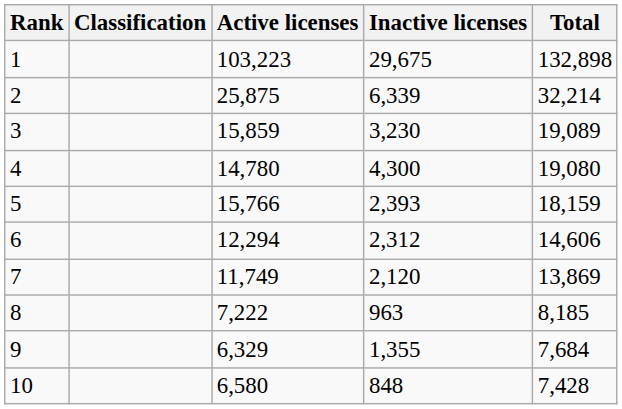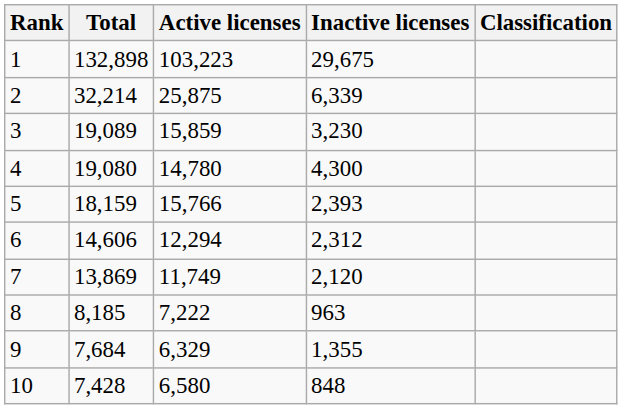columns swapped: (140, 22) <-> (575, 22)
